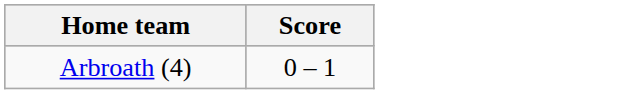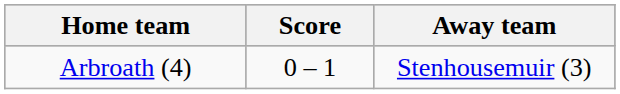+ column: (494, 25)
